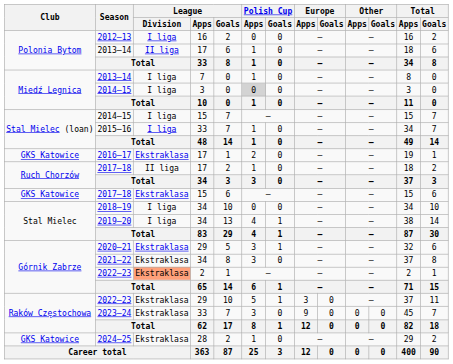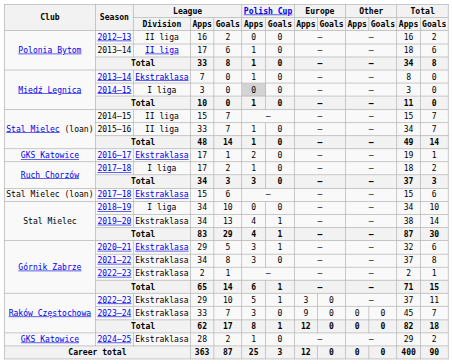(162, 37) I liga -> (162, 37) II liga
(162, 77) I liga -> (162, 77) Ekstraklasa
(162, 116) I liga -> (162, 116) II liga
(162, 129) I liga -> (162, 129) II liga
(162, 169) II liga -> (162, 169) I liga
(50, 195) GKS Katowice -> (50, 195) Stal Mielec (loan)
(162, 221) I liga -> (162, 221) Ekstraklasa
(162, 274) lightsalmon background -> (162, 274) no background
